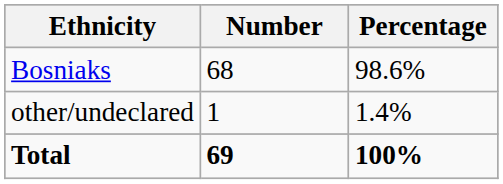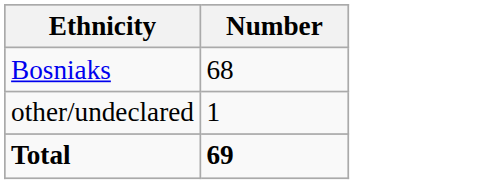- column: (423, 26)
